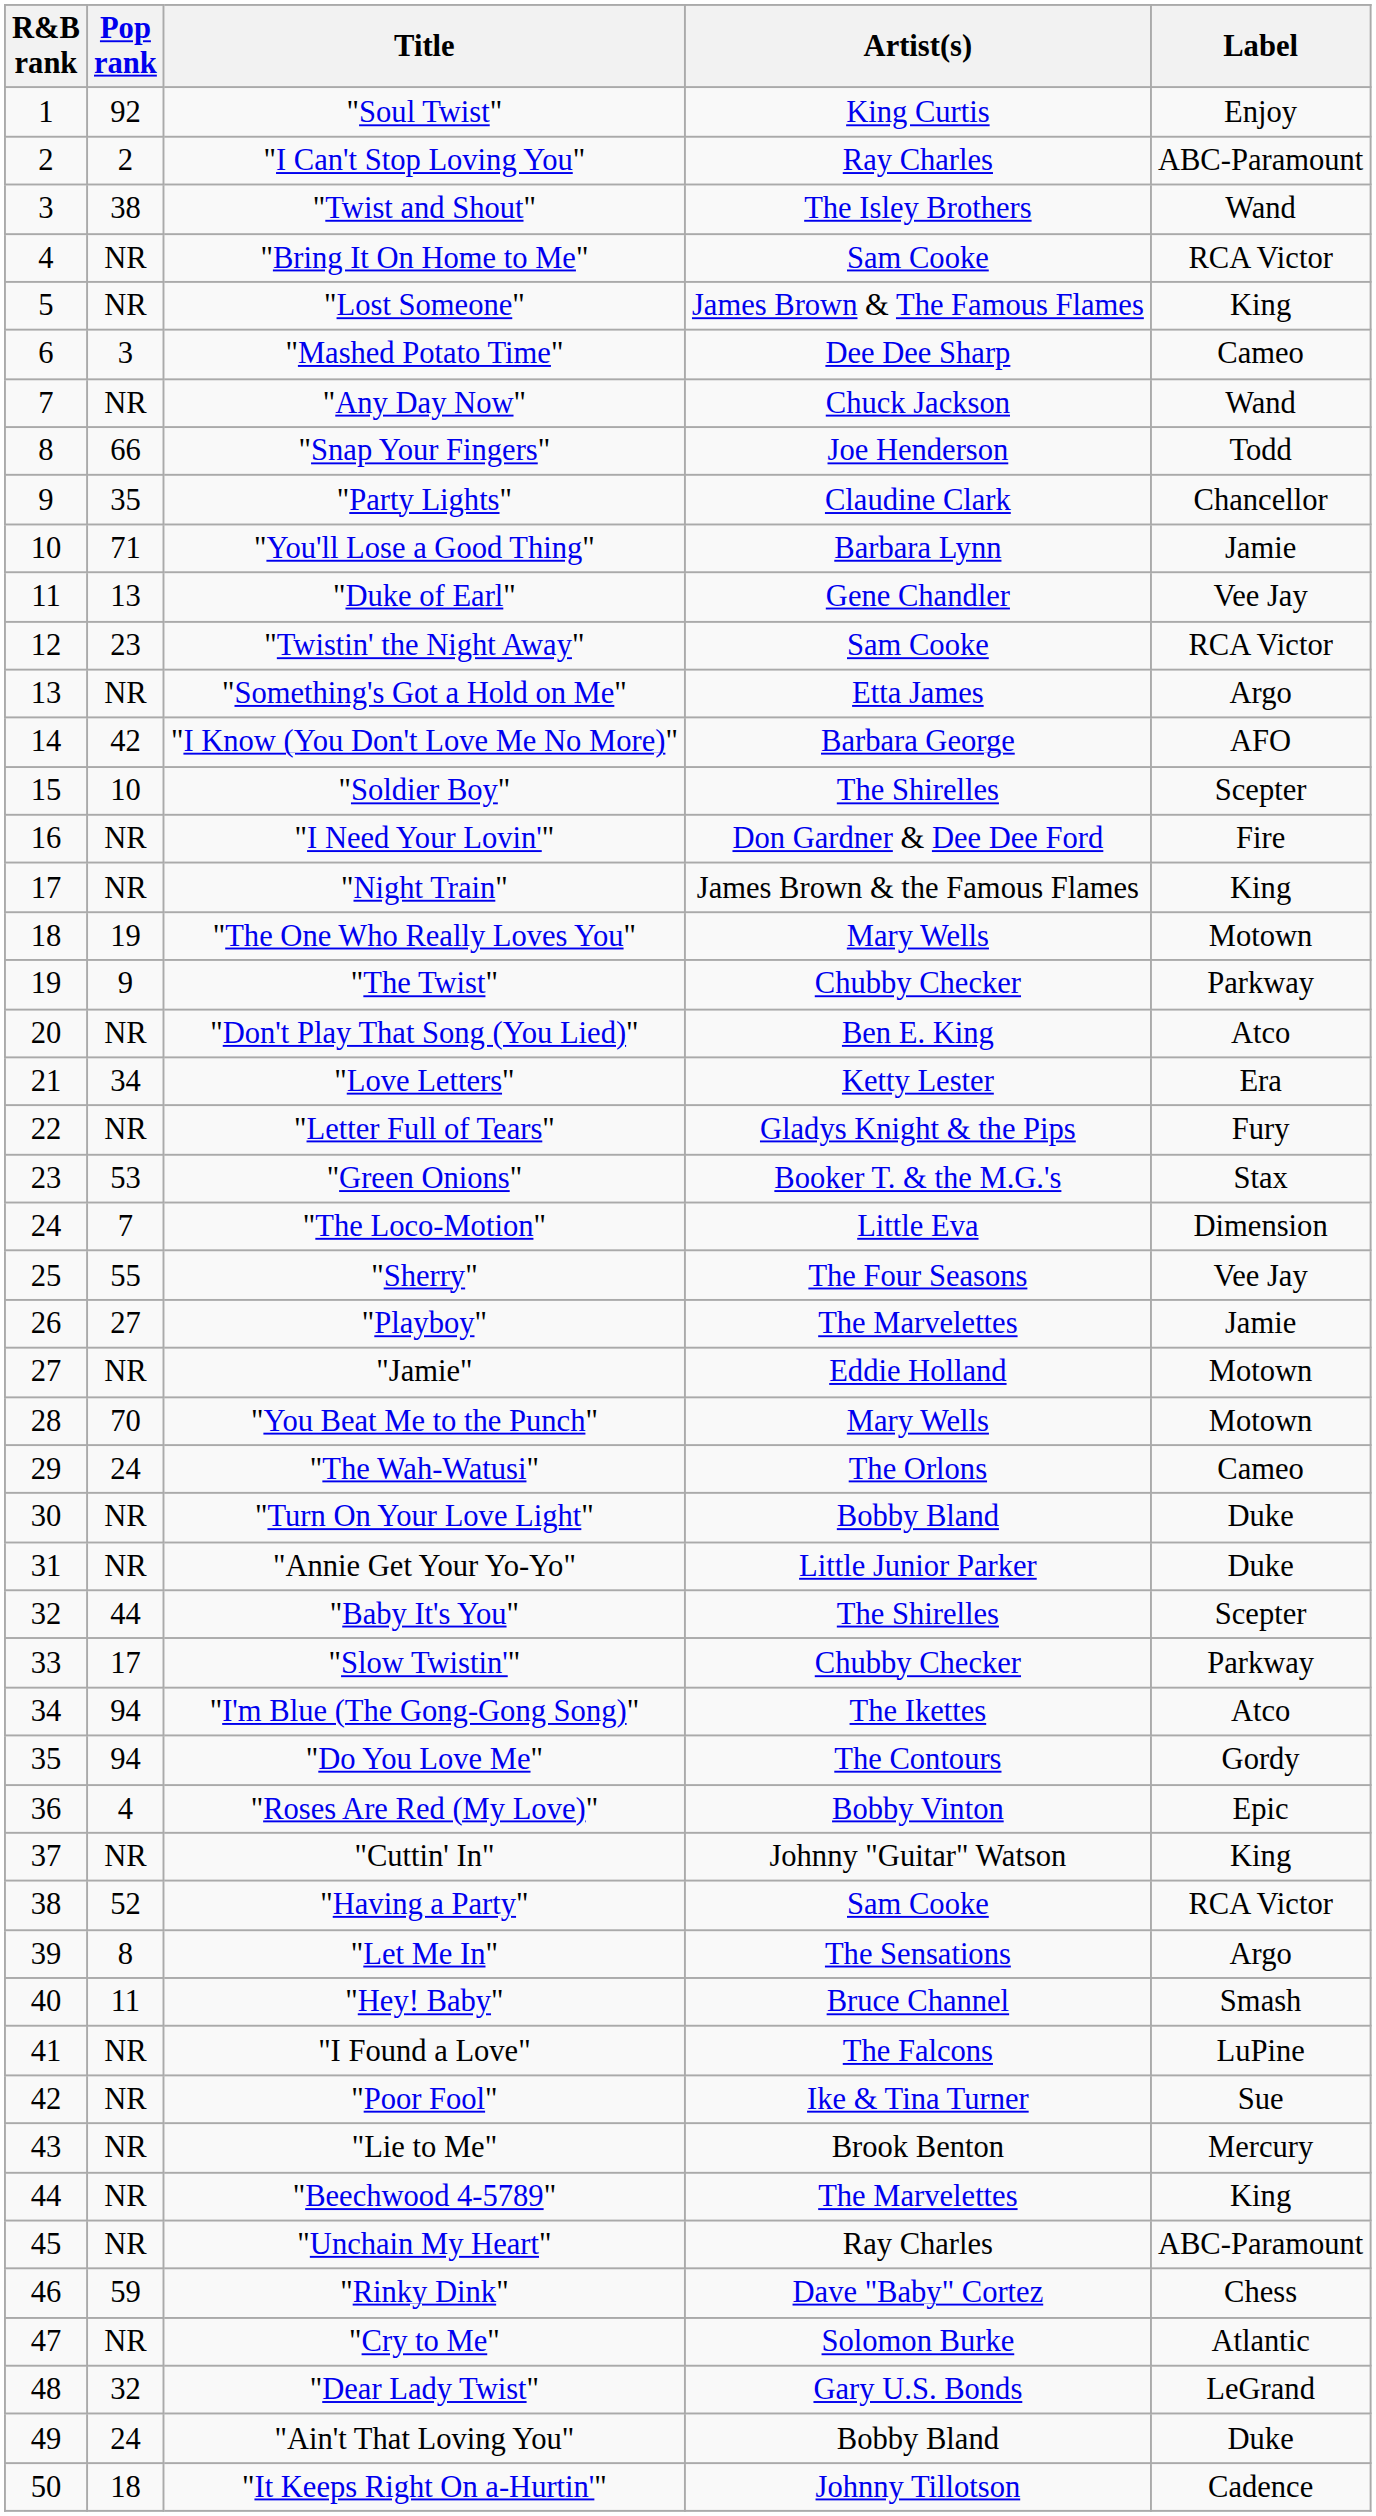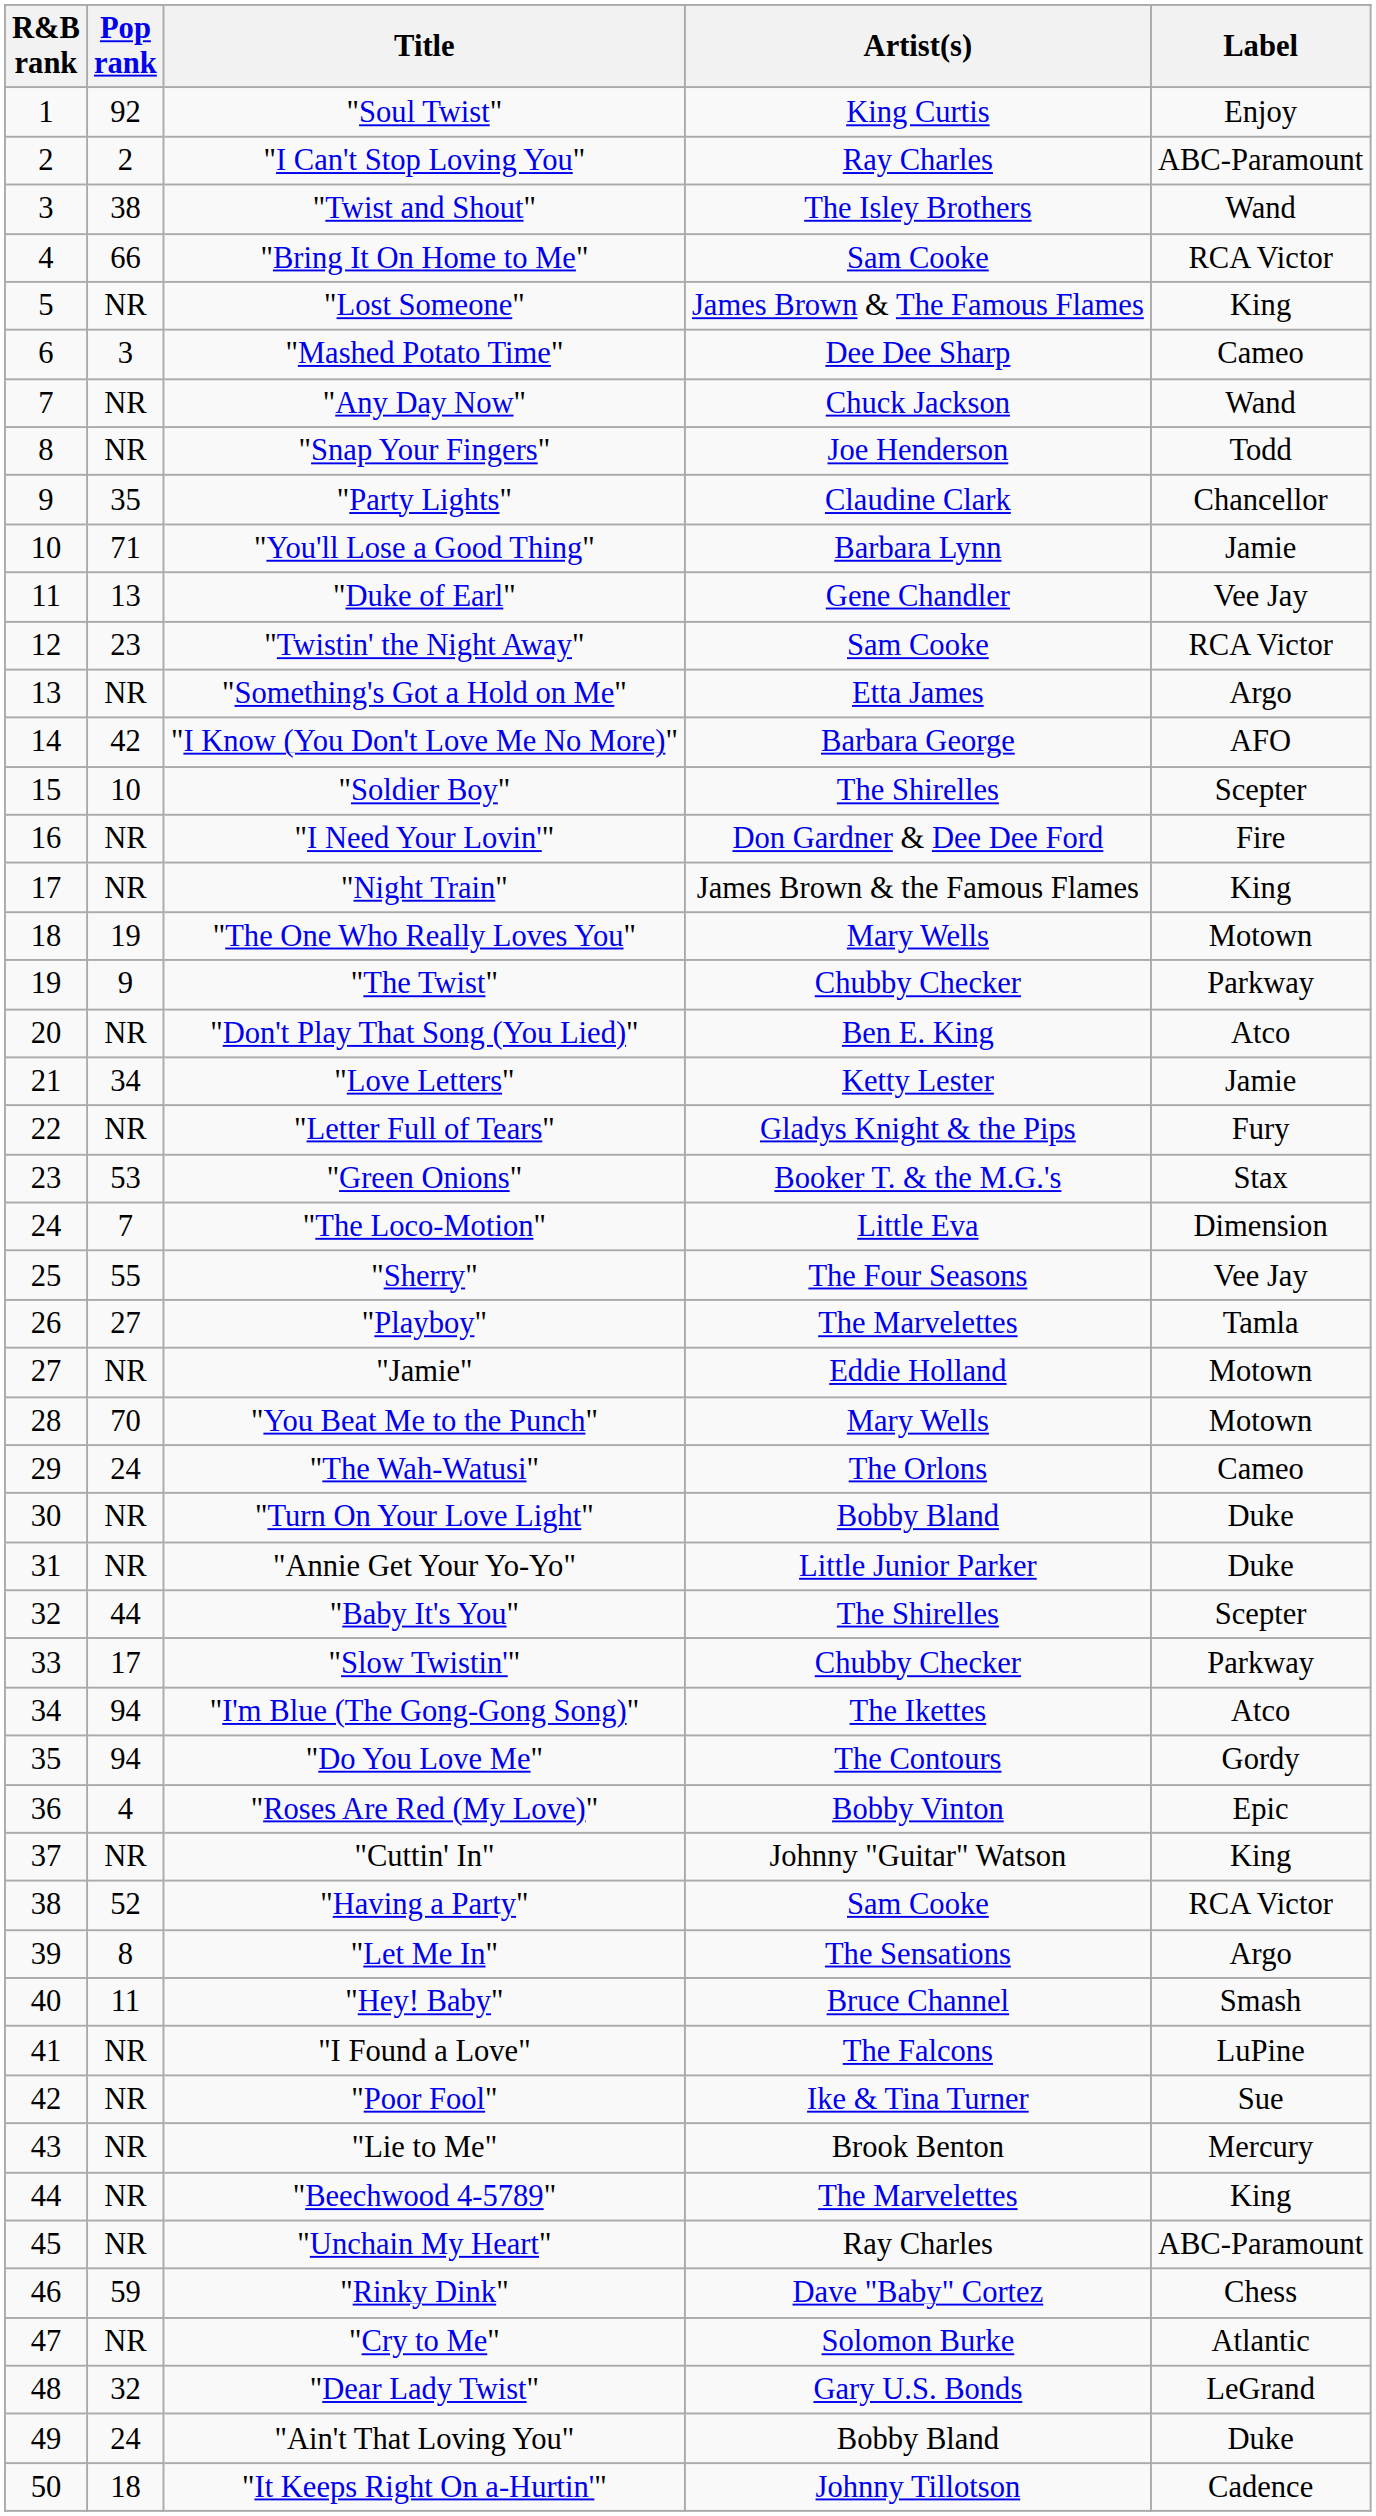(125, 256) NR -> (125, 256) 66
(125, 450) 66 -> (125, 450) NR
(1261, 1080) Era -> (1261, 1080) Jamie
(1261, 1323) Jamie -> (1261, 1323) Tamla
